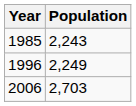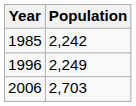(68, 40) 2,243 -> (68, 40) 2,242
